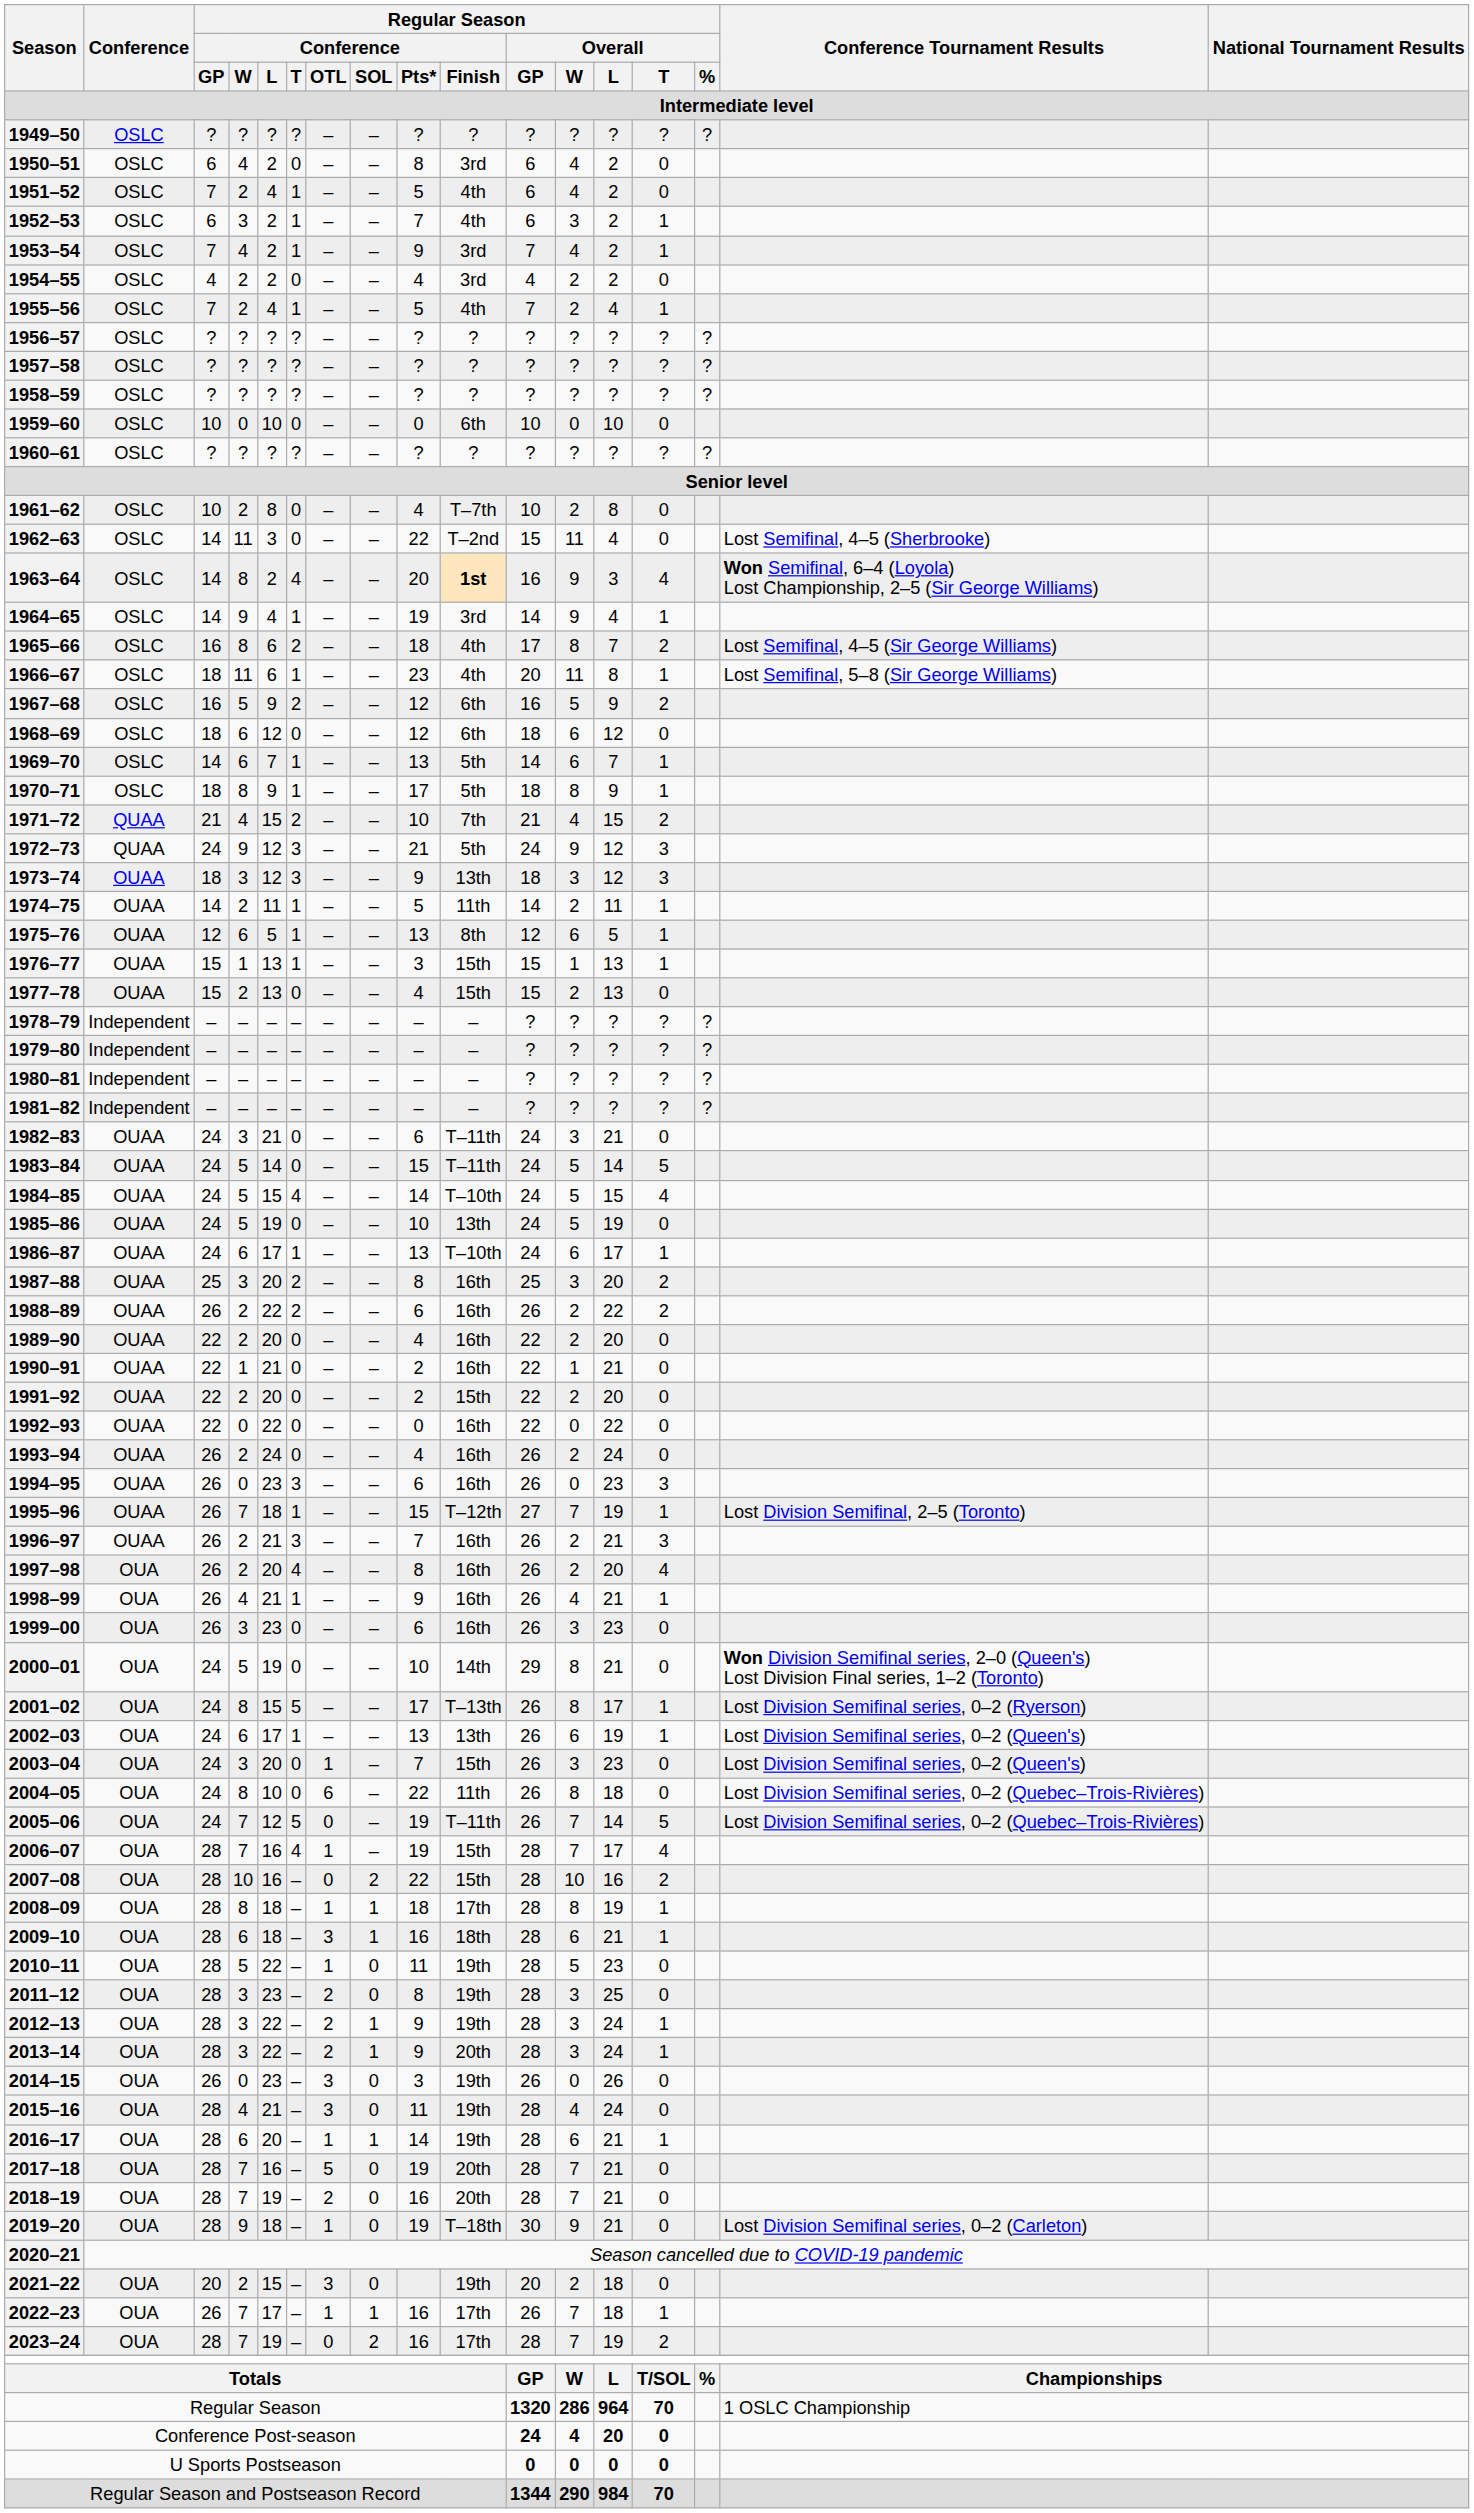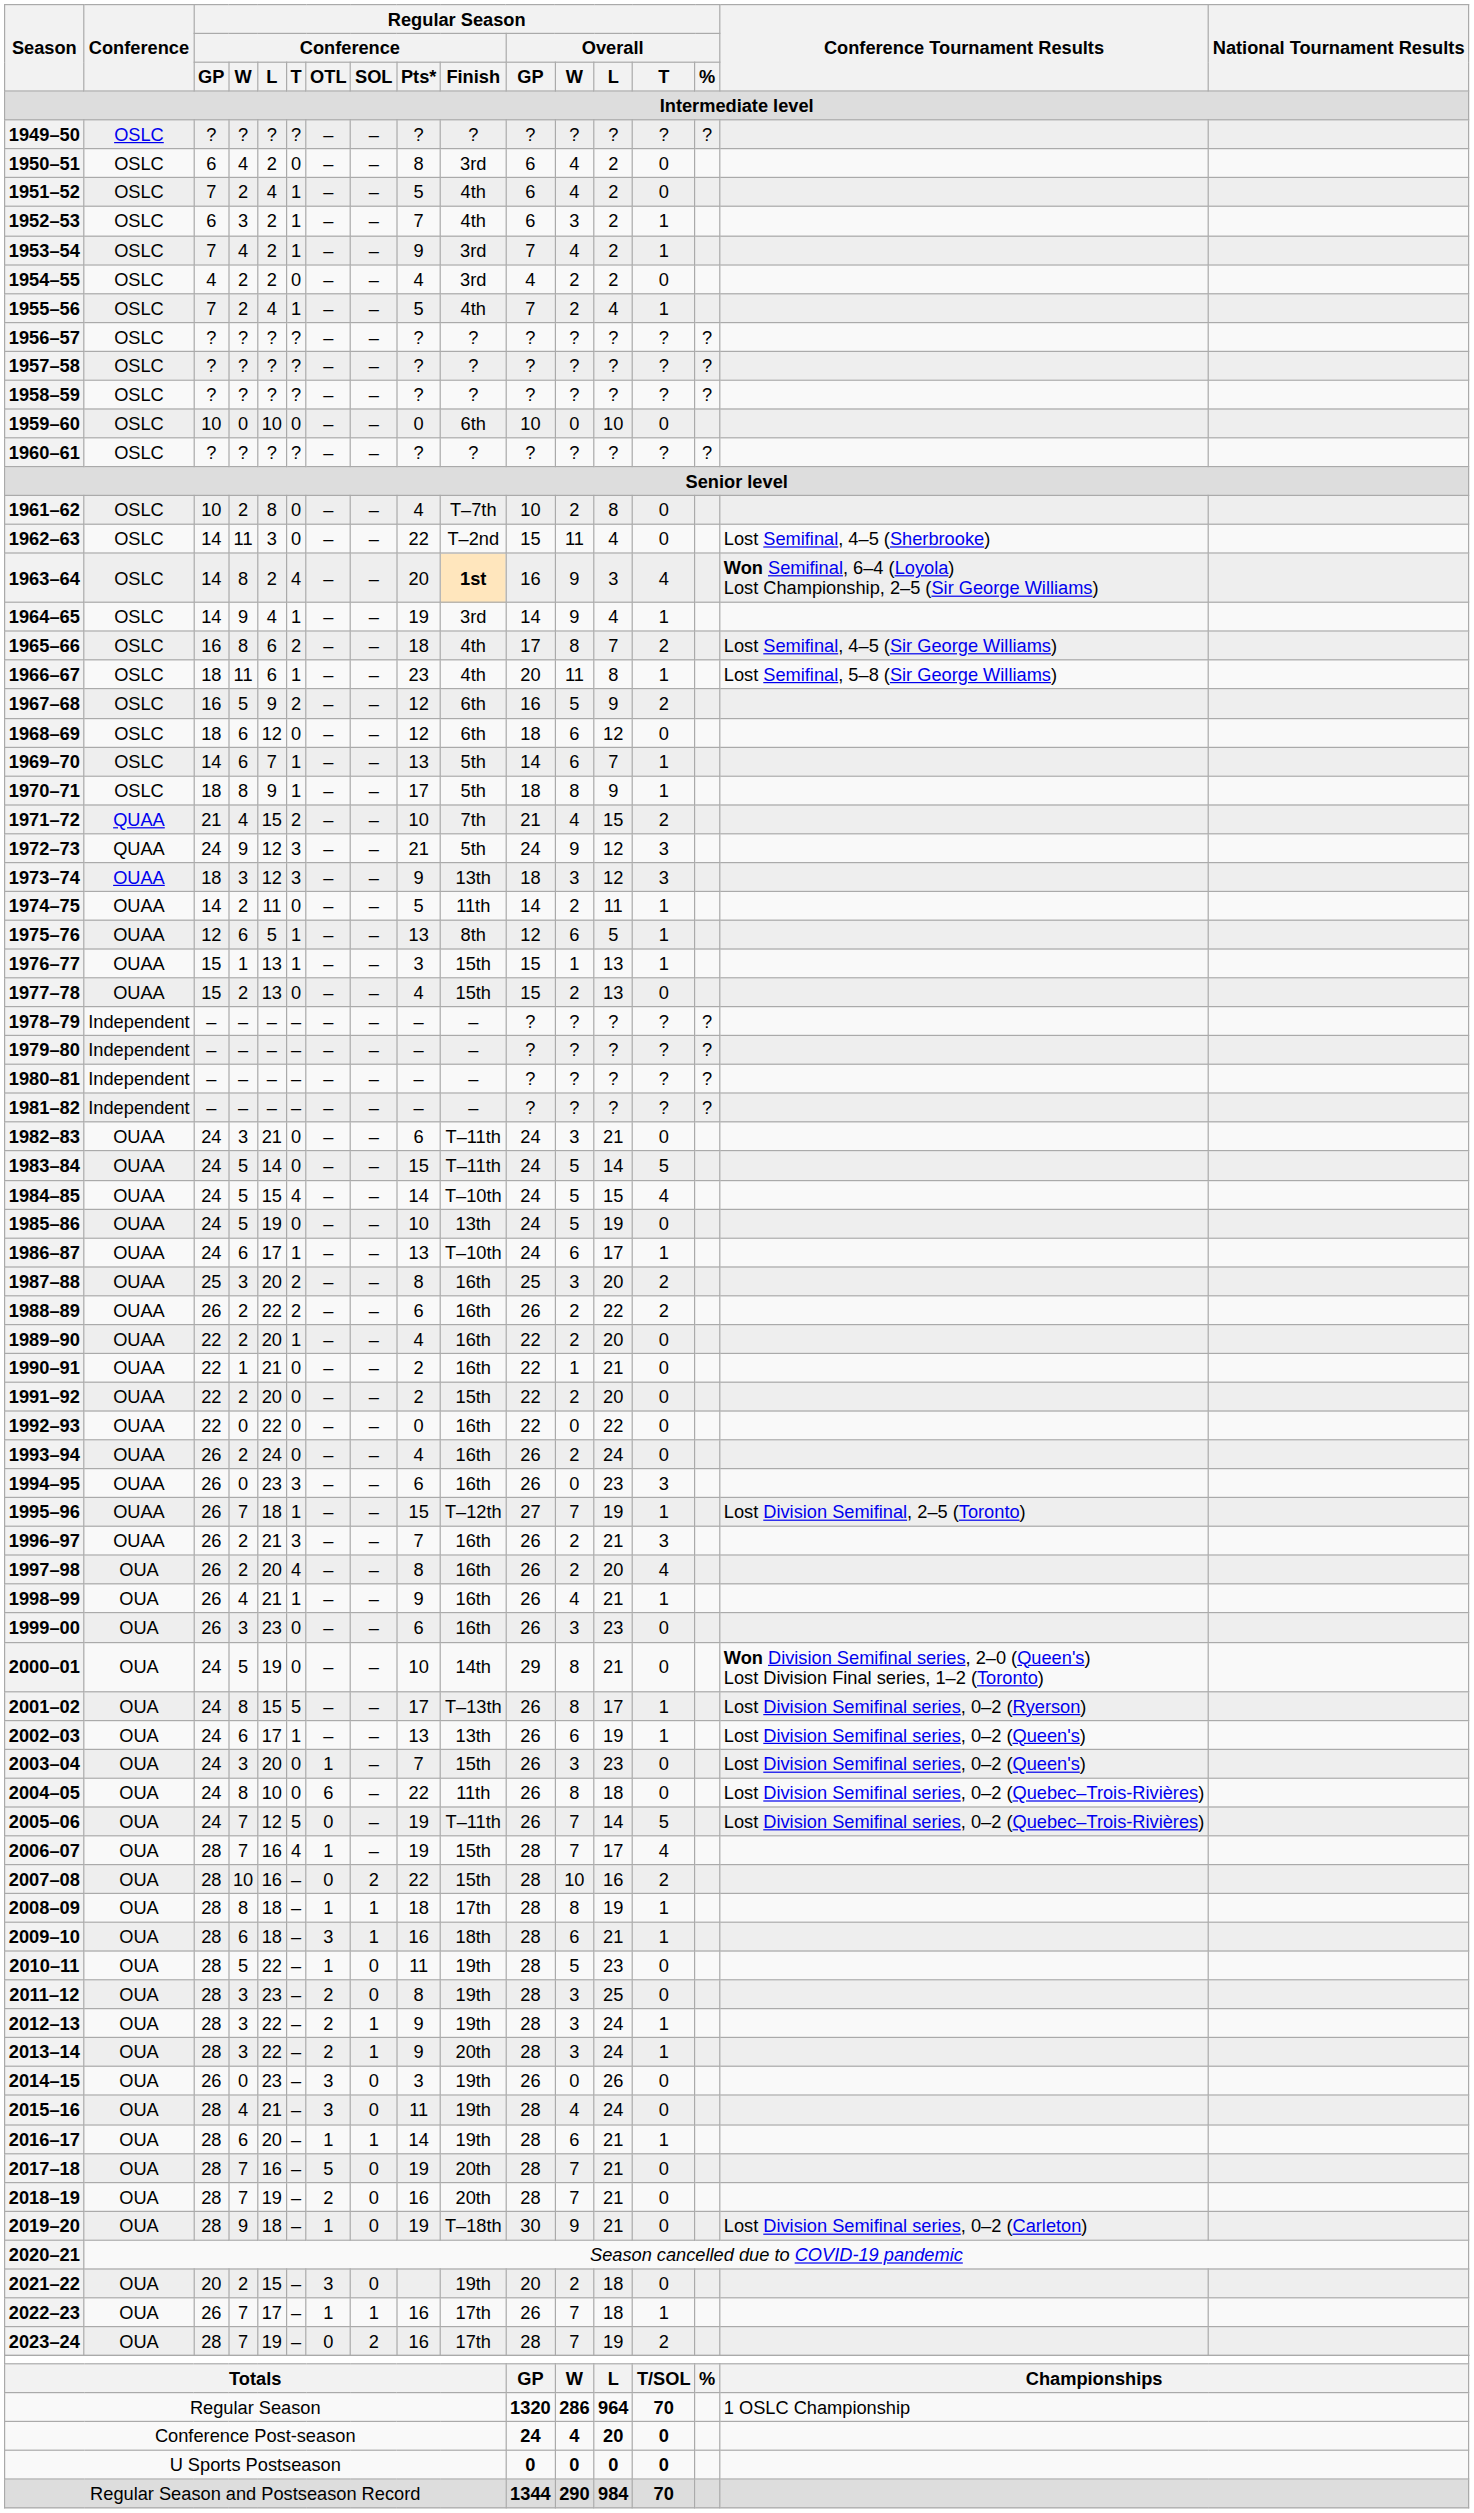(296, 906) 1 -> (296, 906) 0
(296, 1339) 0 -> (296, 1339) 1
